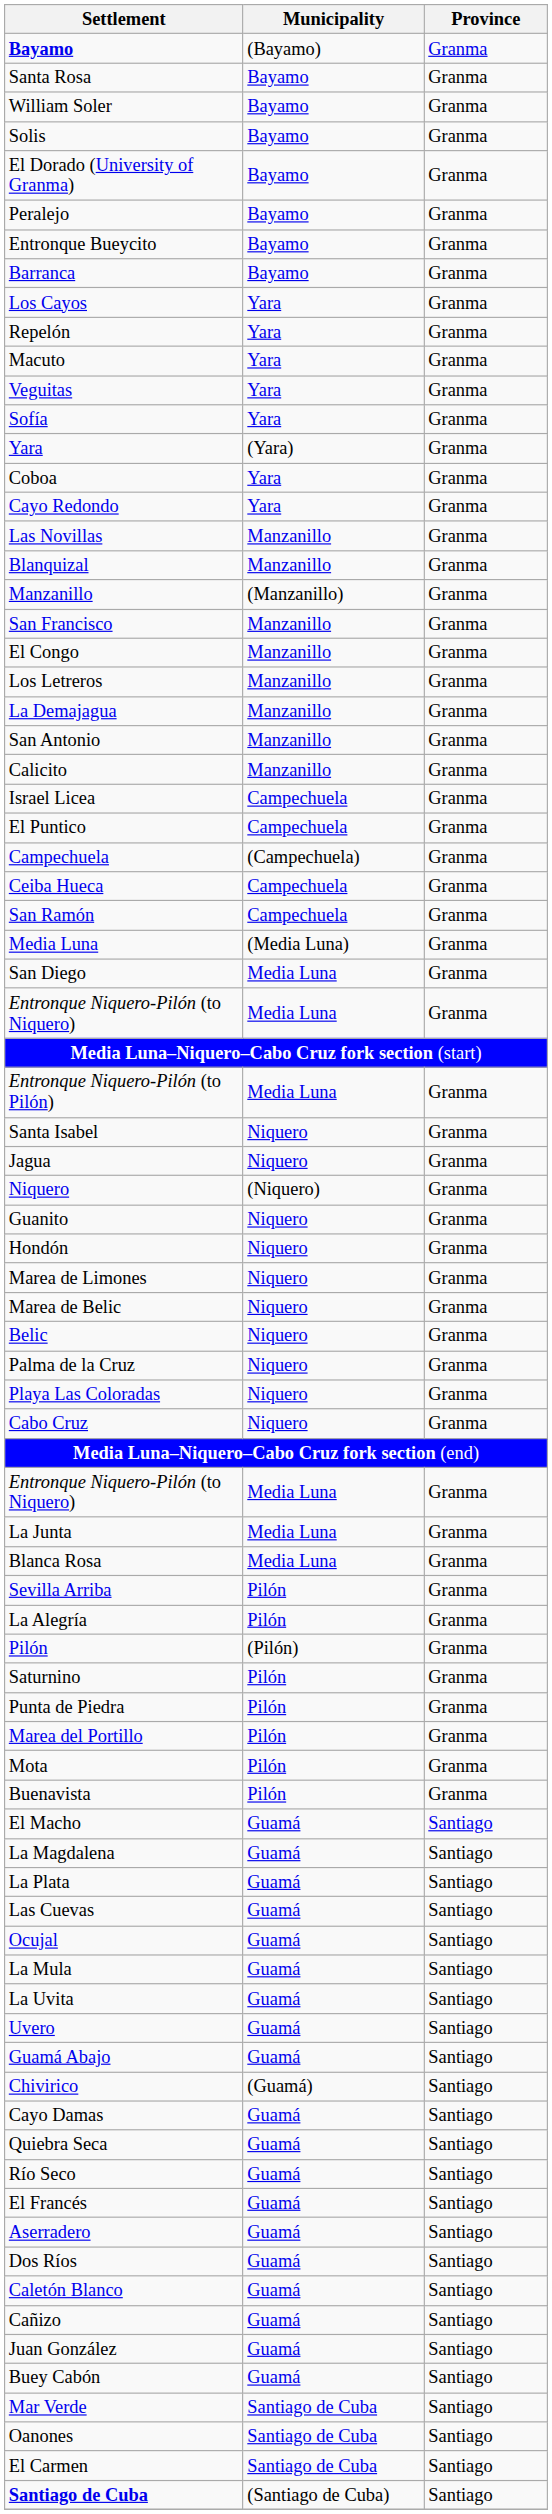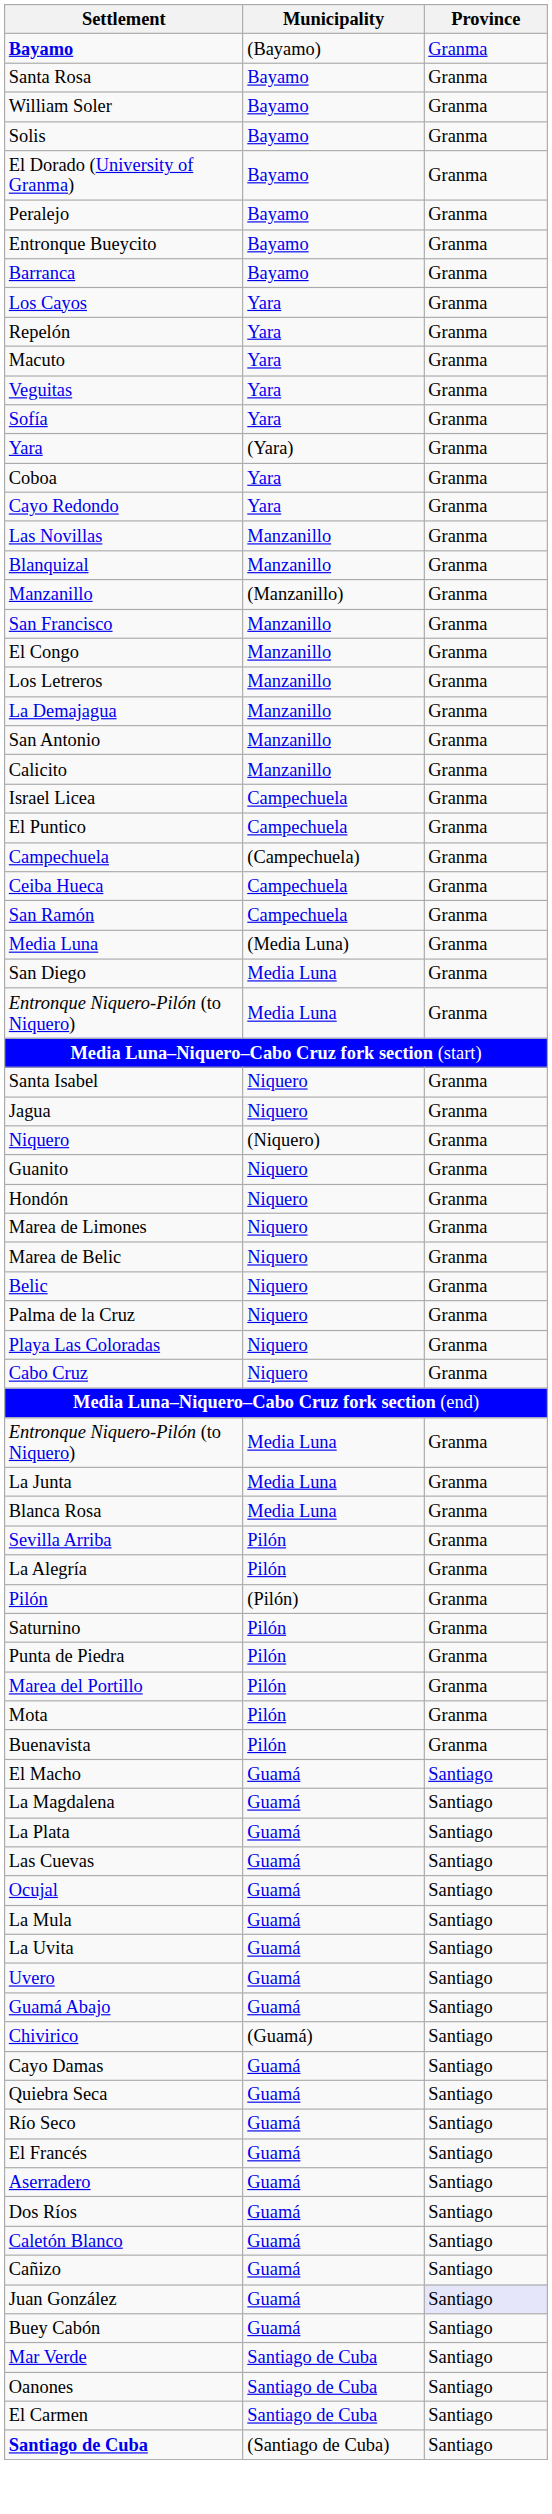- row: (115, 1092)
(460, 2348) no background -> (460, 2298) lavender background
